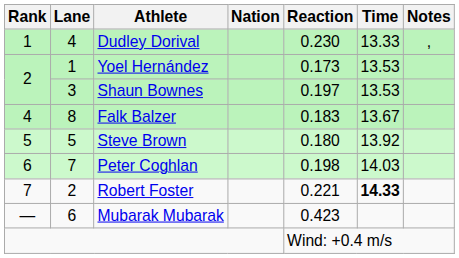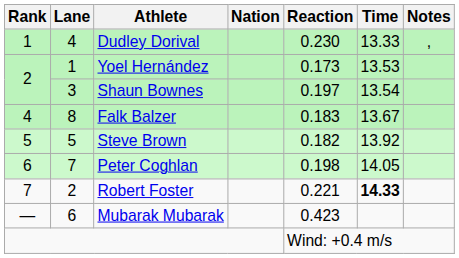(380, 91) 13.53 -> (380, 91) 13.54
(320, 141) 0.180 -> (320, 141) 0.182
(380, 166) 14.03 -> (380, 166) 14.05
